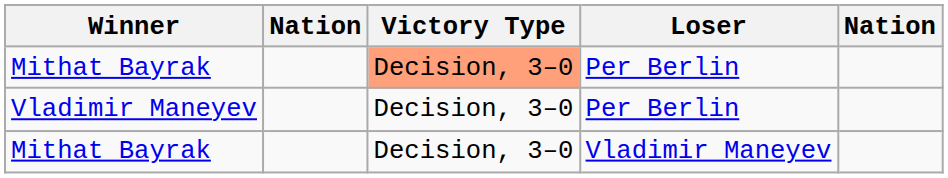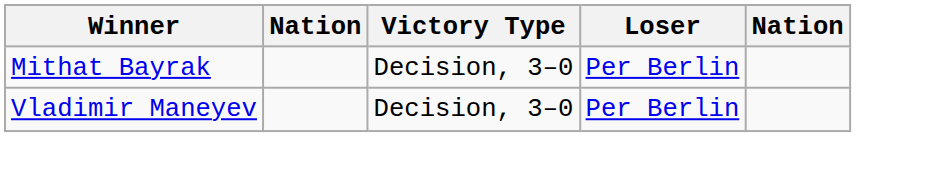(473, 68) lightsalmon background -> (473, 68) no background
- row: (111, 151)
